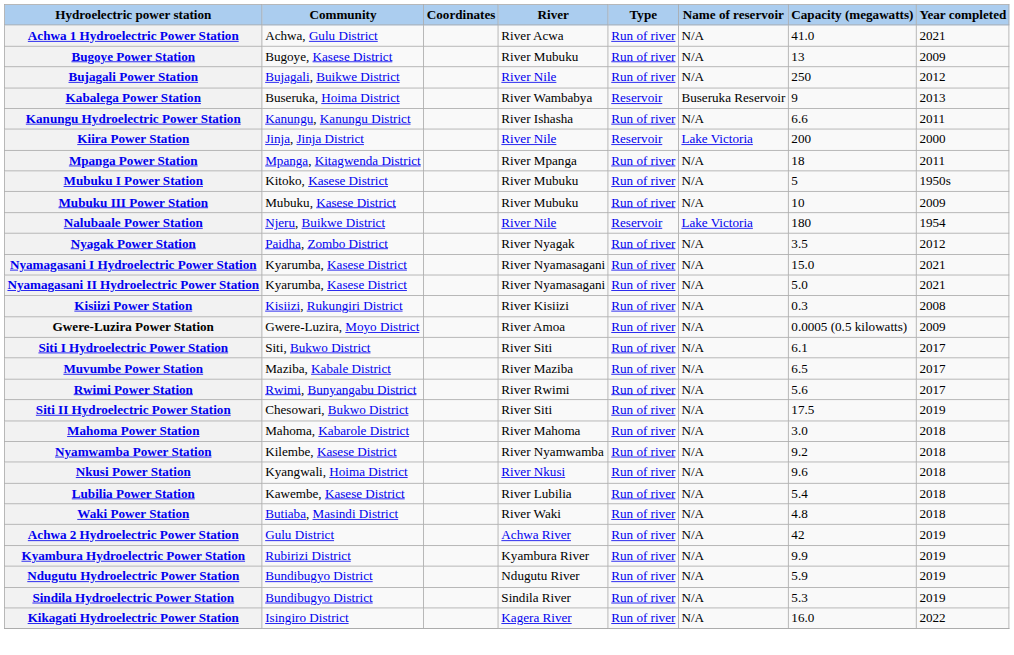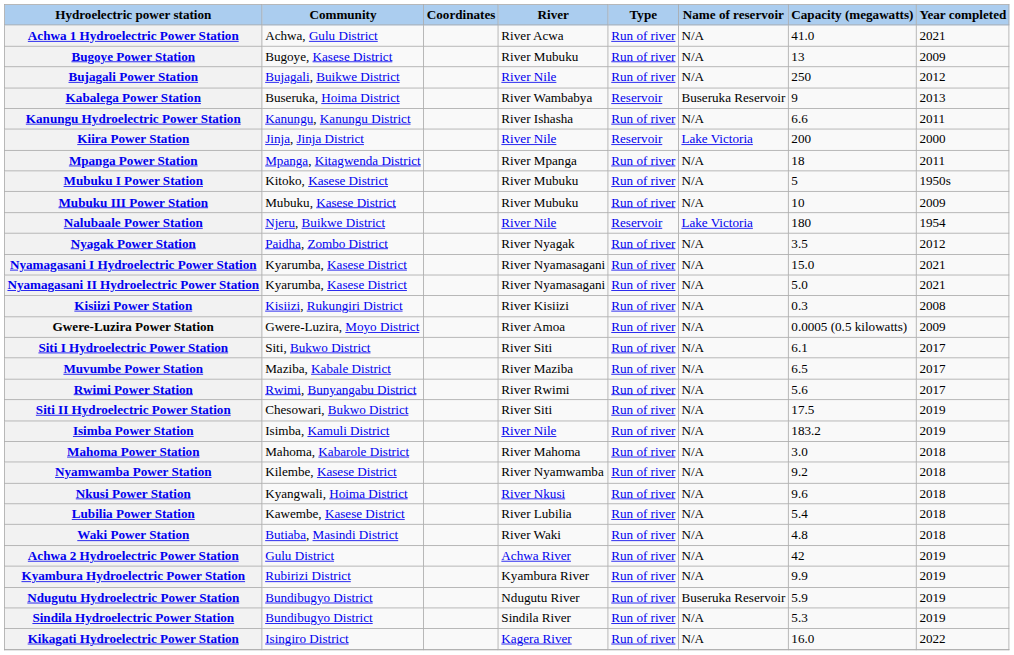+ row: (133, 431)
(693, 576) N/A -> (733, 597) Buseruka Reservoir
